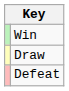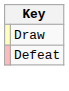- row: (26, 35)
